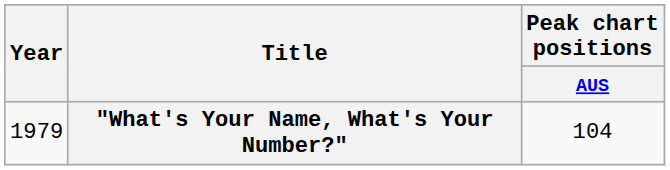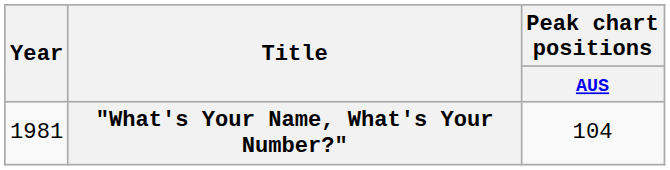(37, 133) 1979 -> (37, 133) 1981
